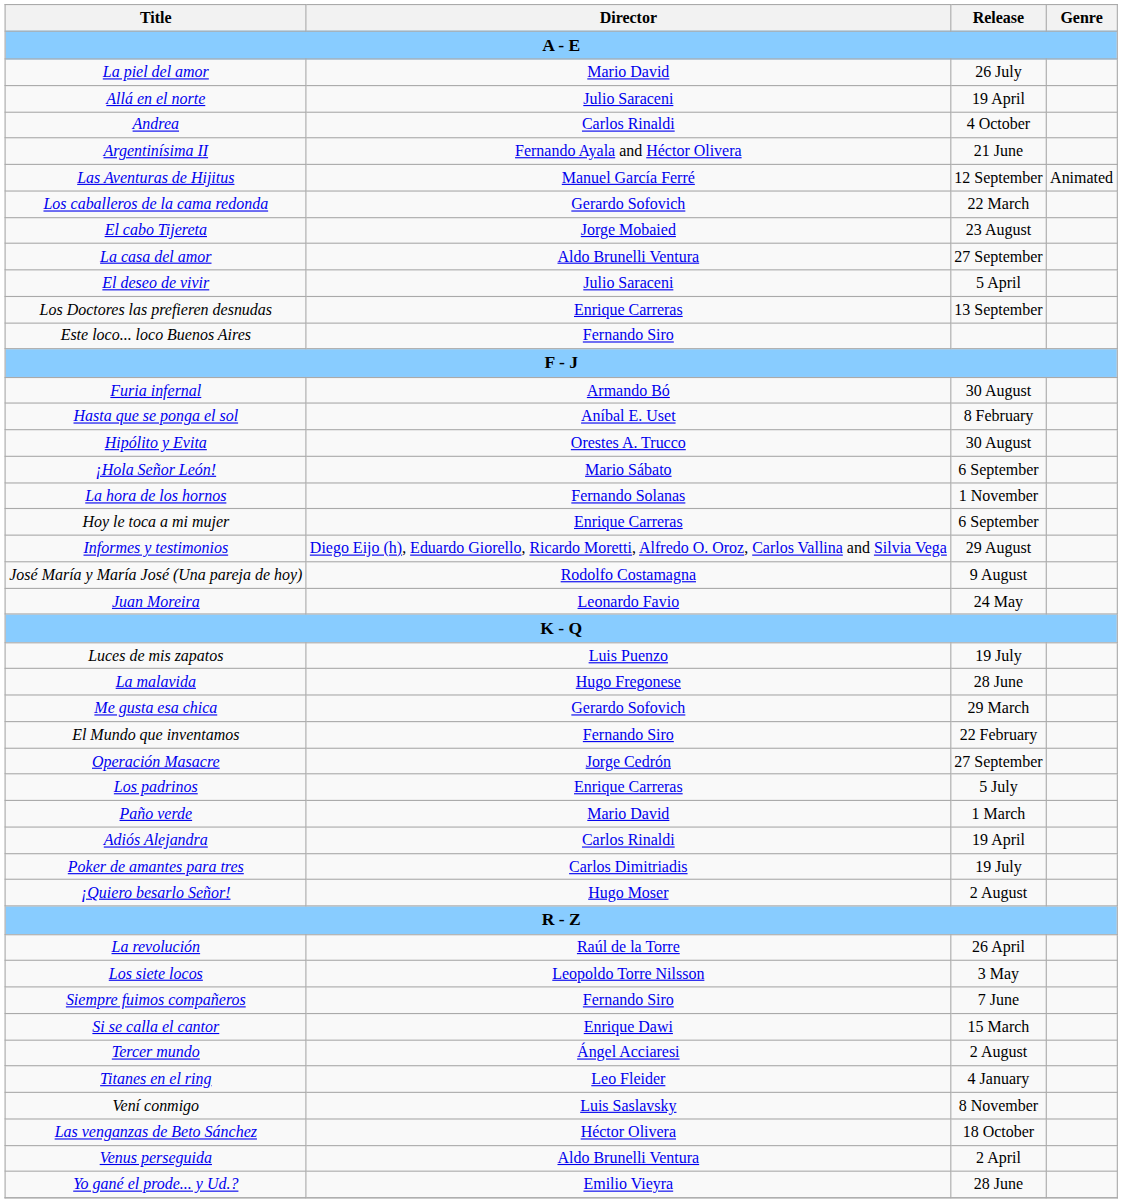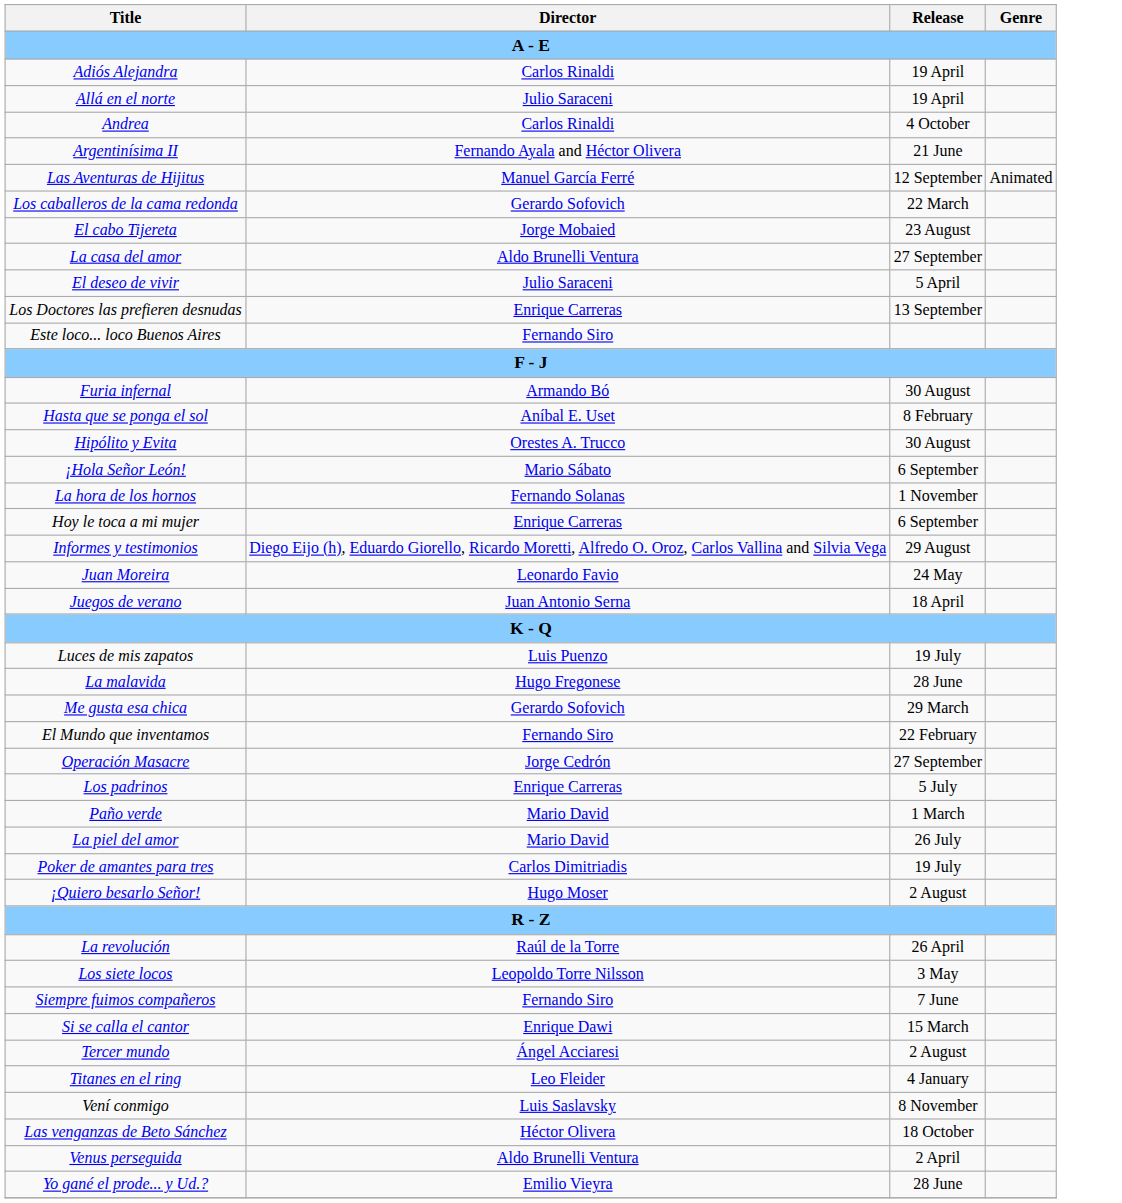rows swapped: (156, 840) <-> (156, 72)
- row: (156, 575)
+ row: (126, 601)
